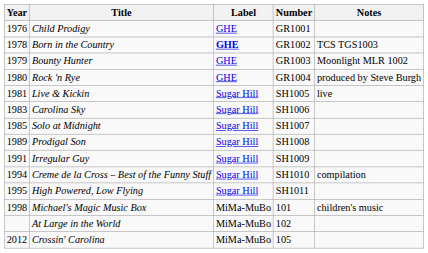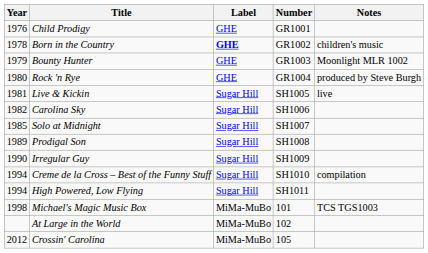(347, 45) TCS TGS1003 -> (350, 45) children's music
(17, 110) 1983 -> (17, 110) 1982
(17, 158) 1991 -> (17, 158) 1990
(17, 191) 1995 -> (17, 191) 1994
(350, 207) children's music -> (347, 207) TCS TGS1003
